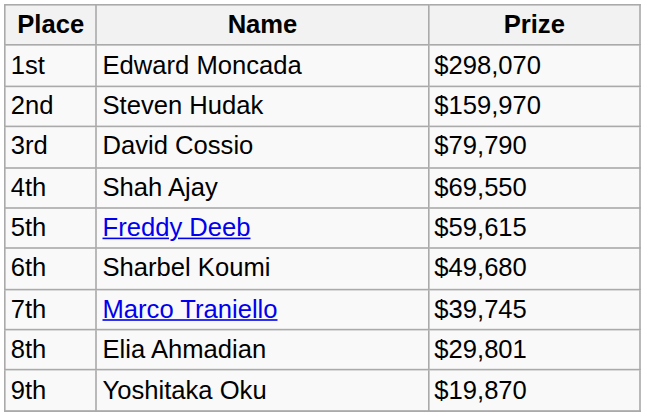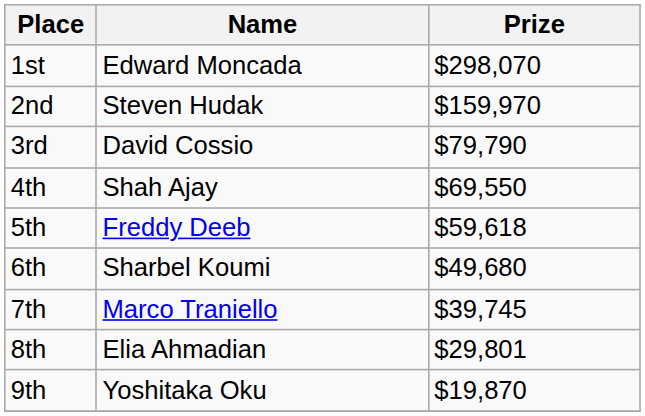(481, 227) $59,615 -> (481, 227) $59,618
